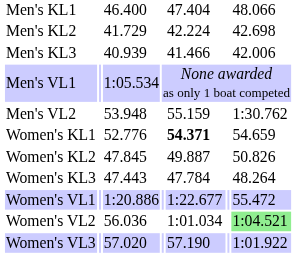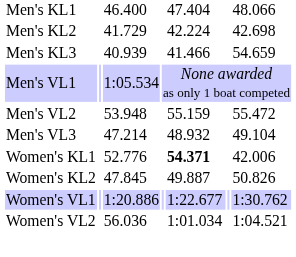(254, 52) 42.006 -> (254, 52) 54.659
(260, 113) 1:30.762 -> (254, 113) 55.472
+ row: (41, 135)
(254, 135) 54.659 -> (254, 156) 42.006
- row: (51, 178)
(254, 199) 55.472 -> (260, 199) 1:30.762
(260, 221) lightgreen background -> (260, 221) no background
- row: (51, 243)
